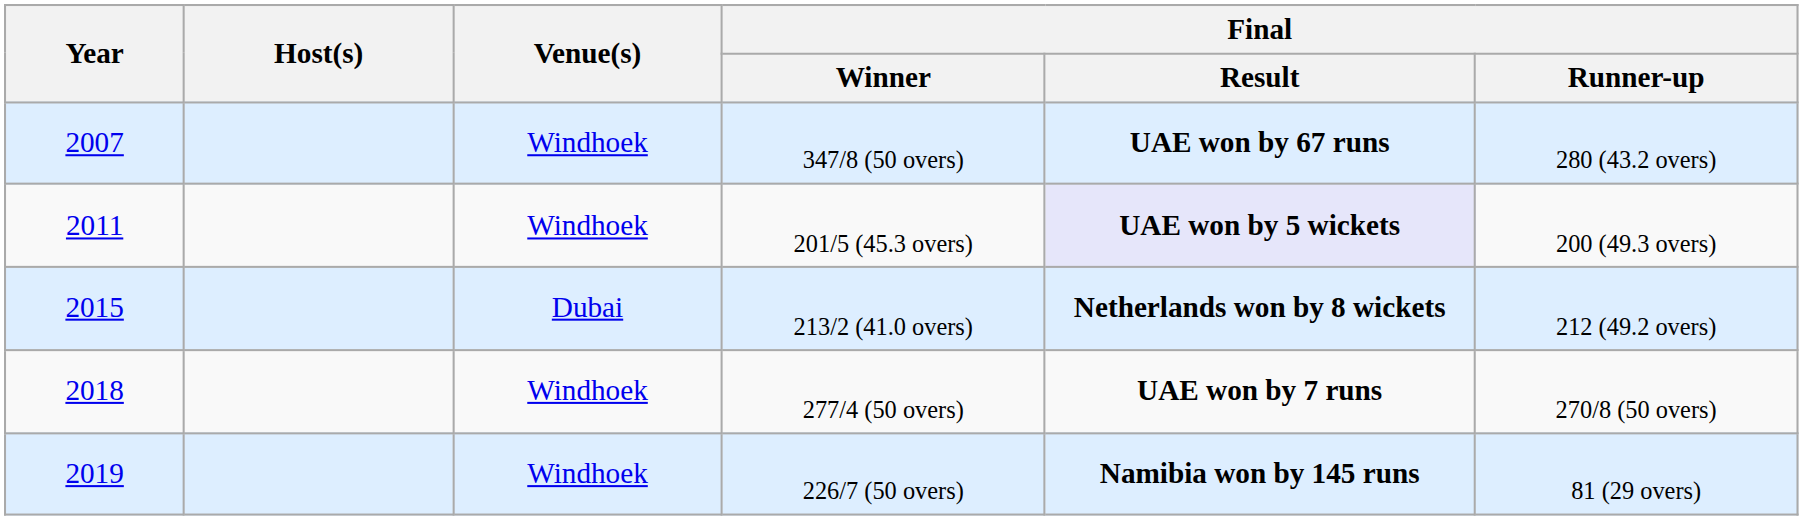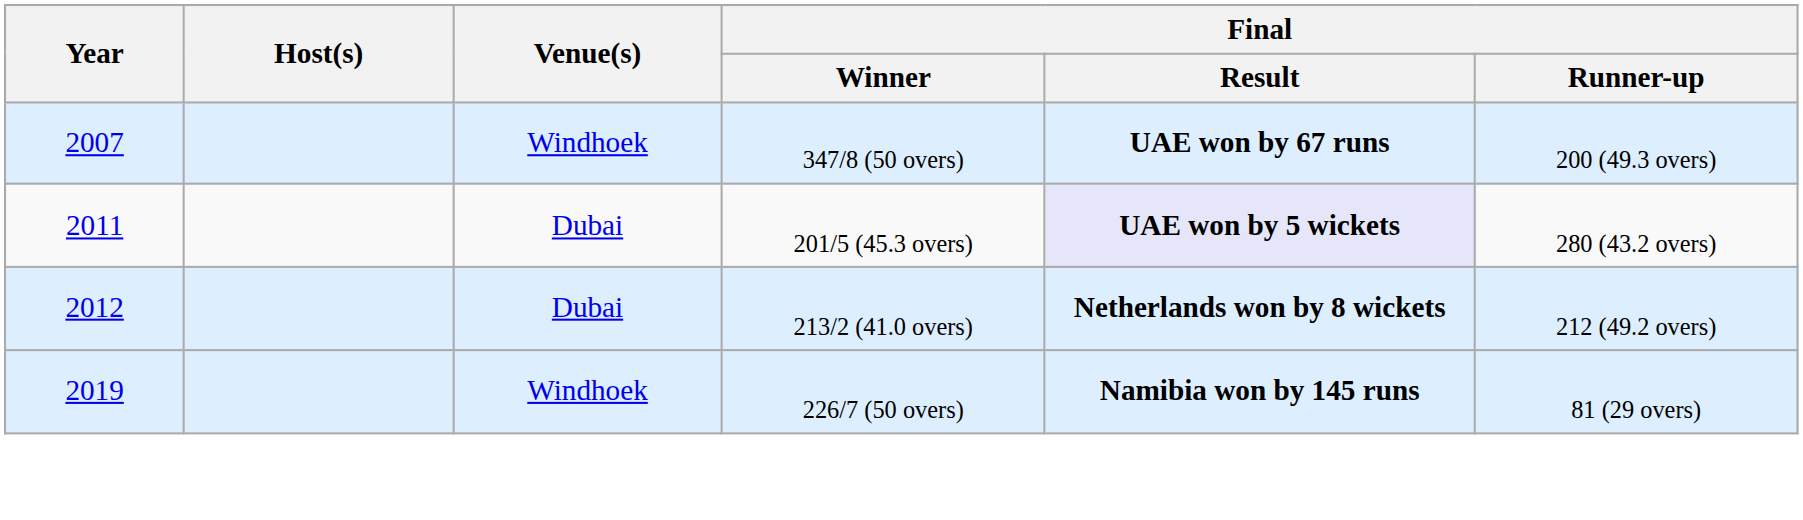(1636, 161) 280 (43.2 overs) -> (1636, 161) 200 (49.3 overs)
(588, 225) Windhoek -> (588, 225) Dubai
(1636, 244) 200 (49.3 overs) -> (1636, 244) 280 (43.2 overs)
(95, 308) 2015 -> (95, 308) 2012
- row: (883, 410)
